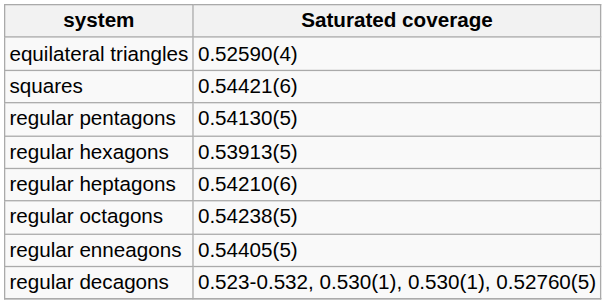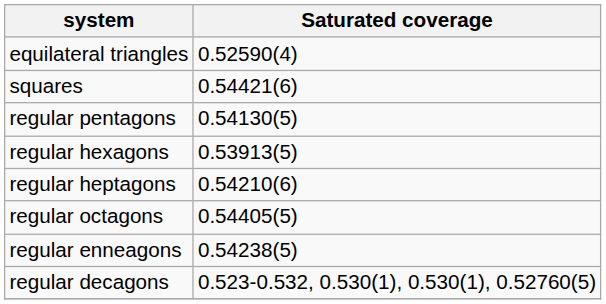(248, 217) 0.54238(5) -> (248, 217) 0.54405(5)
(248, 250) 0.54405(5) -> (248, 250) 0.54238(5)
